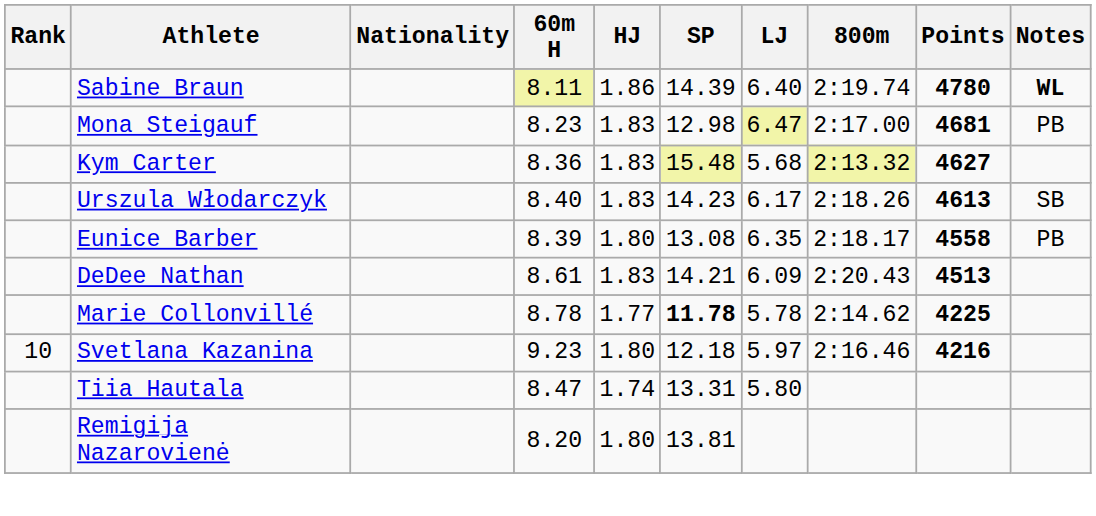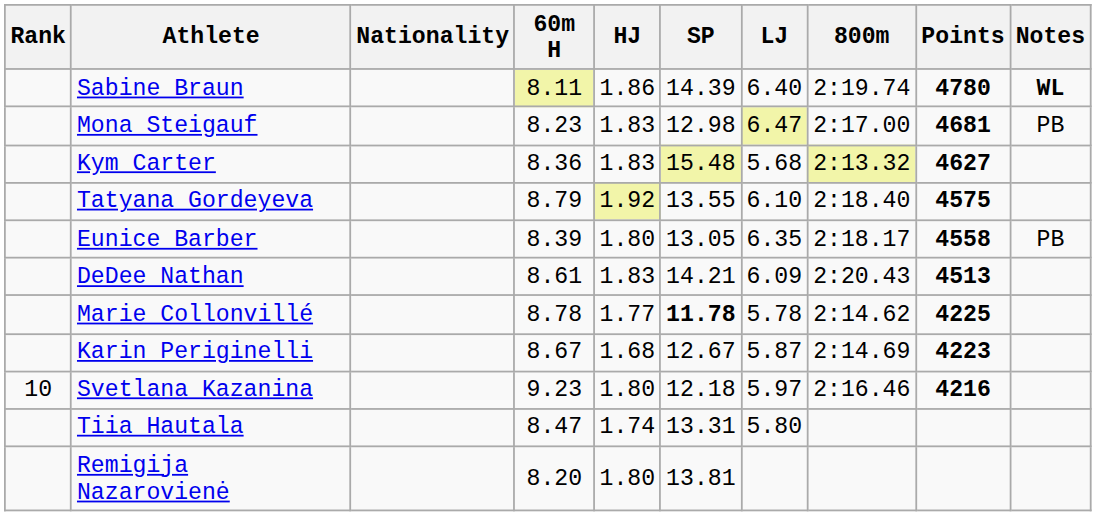- row: (202, 201)
+ row: (195, 201)
(701, 239) 13.08 -> (701, 239) 13.05
+ row: (195, 352)
